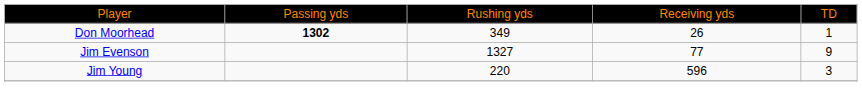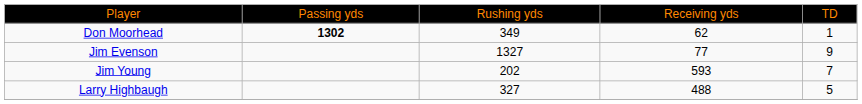(697, 33) 26 -> (701, 33) 62
(500, 71) 220 -> (510, 71) 202
(697, 71) 596 -> (701, 71) 593
(829, 71) 3 -> (830, 71) 7
+ row: (123, 90)
